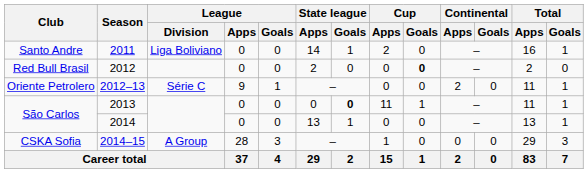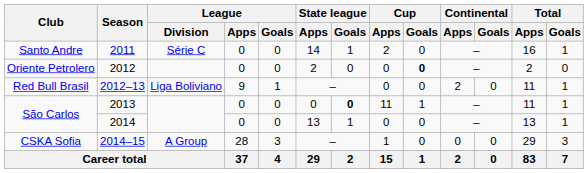(186, 50) Liga Boliviano -> (186, 50) Série C
(51, 68) Red Bull Brasil -> (51, 68) Oriente Petrolero
(51, 86) Oriente Petrolero -> (51, 86) Red Bull Brasil
(186, 86) Série C -> (186, 86) Liga Boliviano
